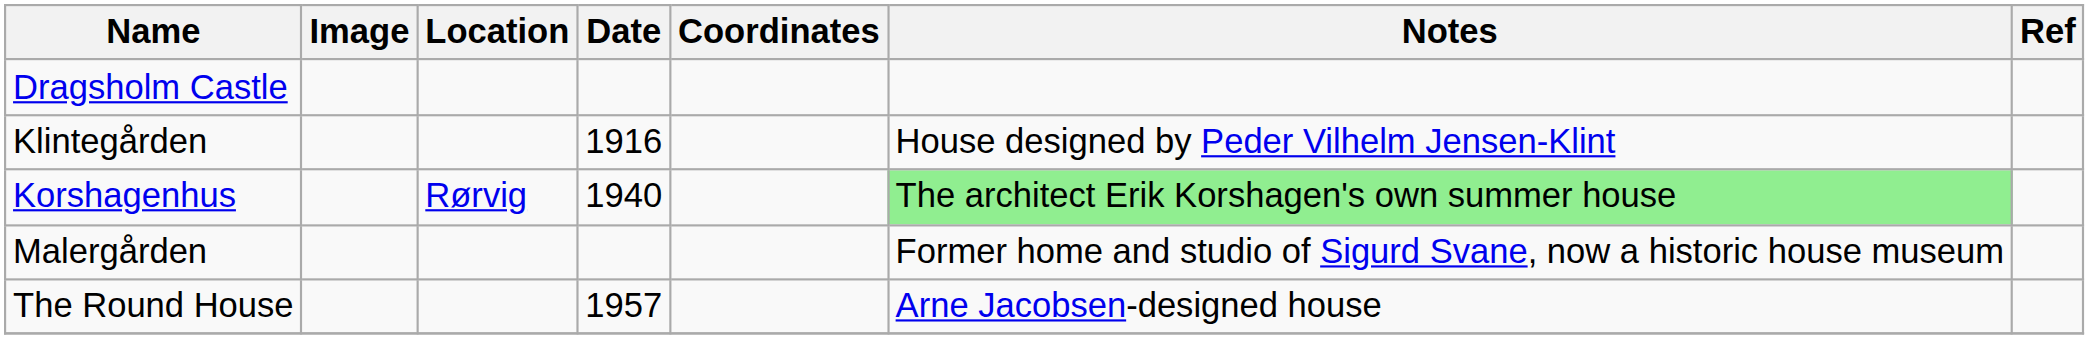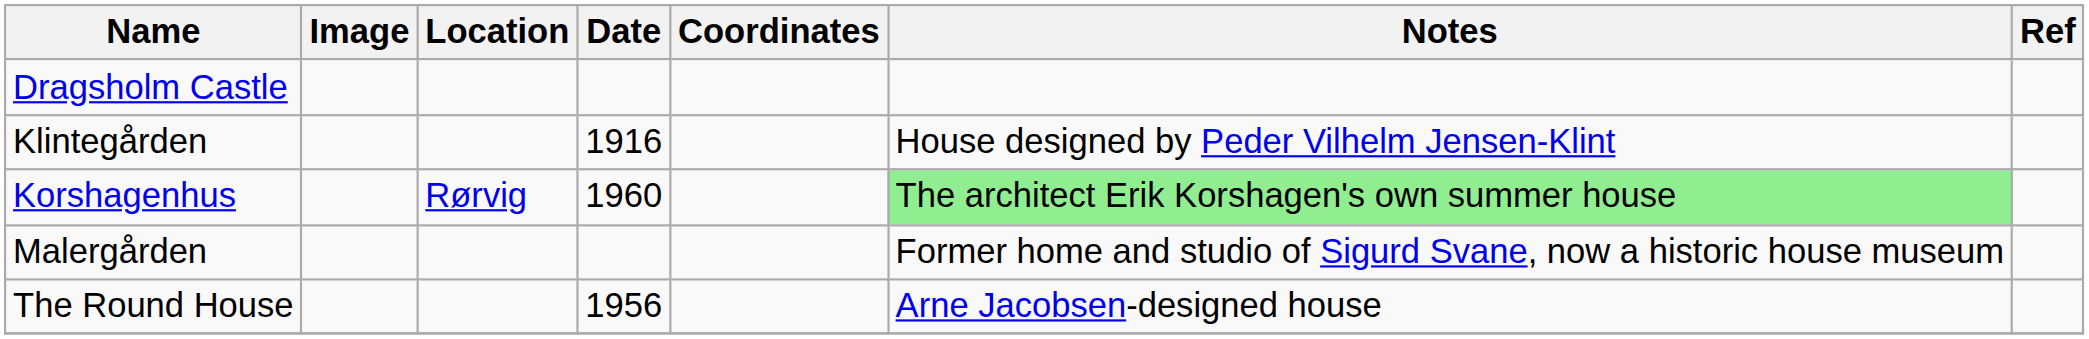(624, 196) 1940 -> (624, 196) 1960
(624, 305) 1957 -> (624, 305) 1956
